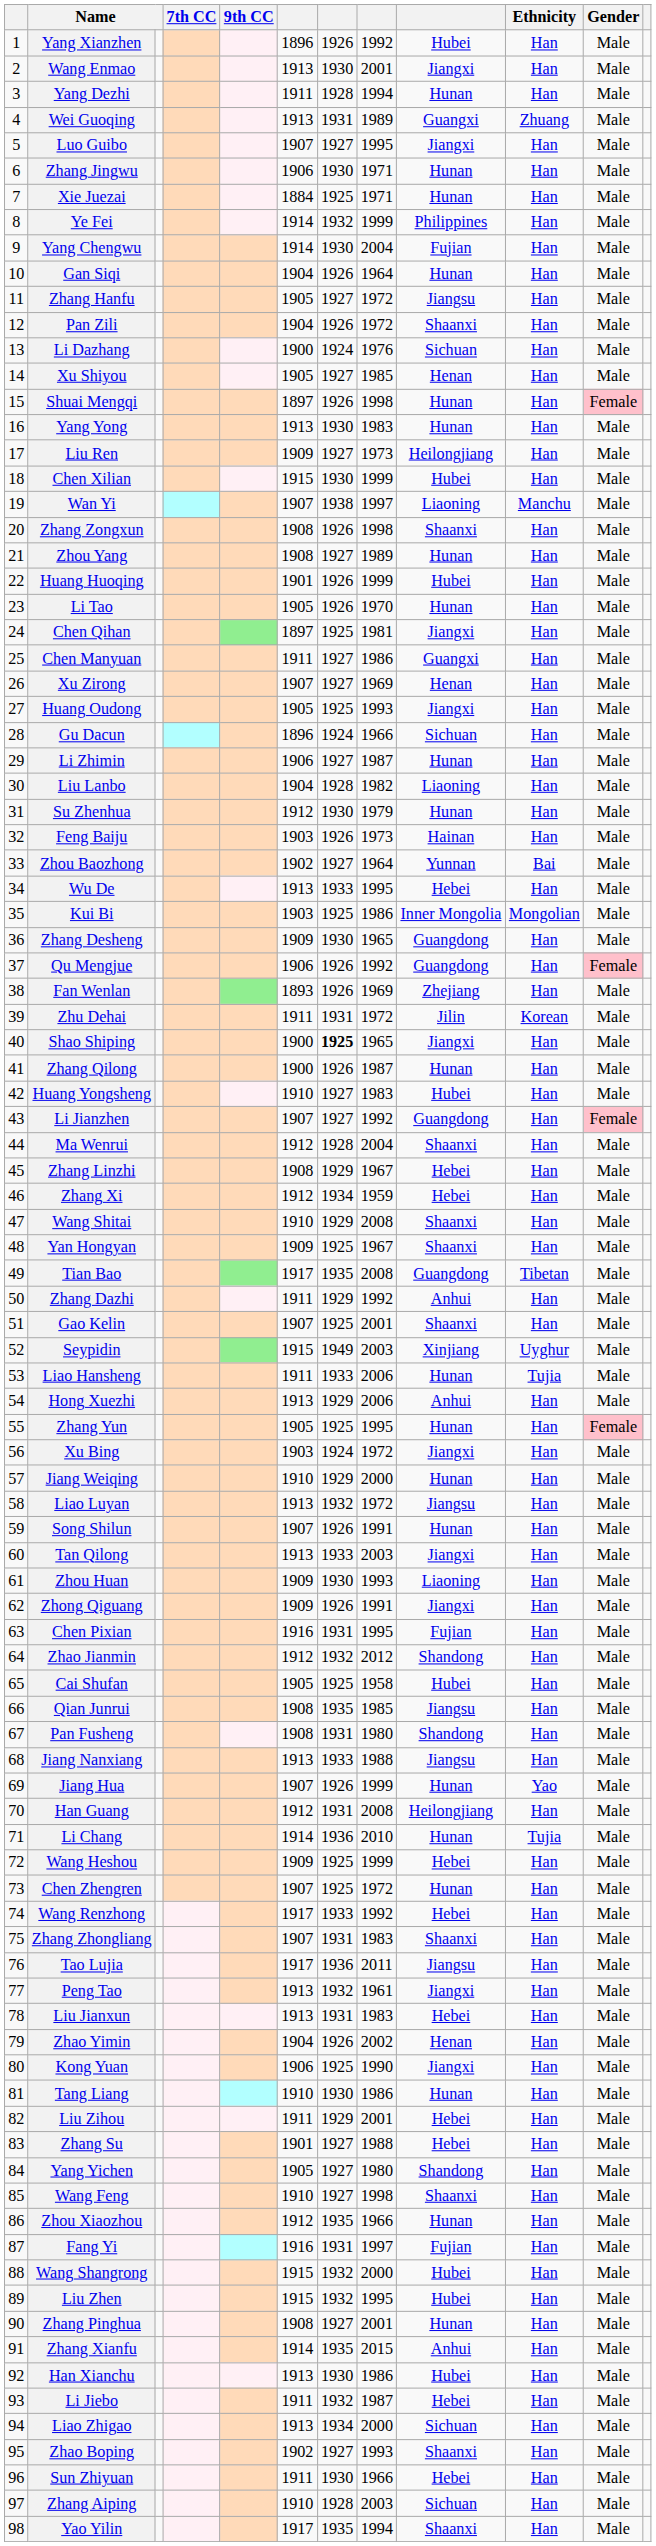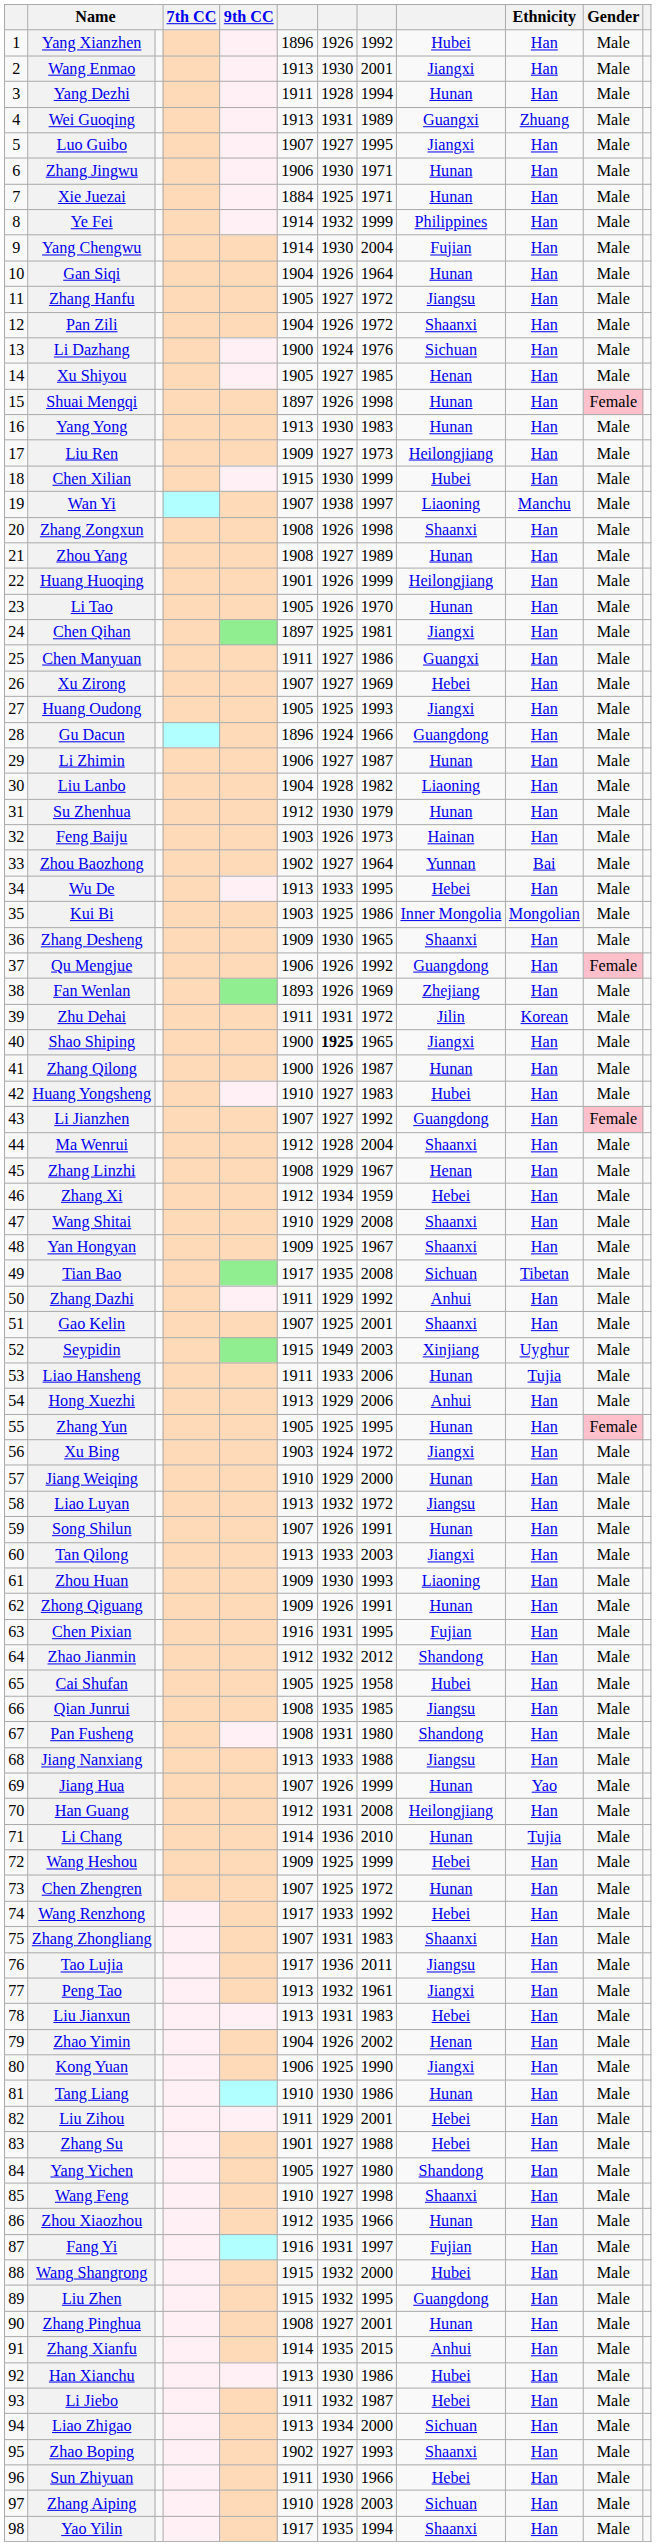(451, 581) Hubei -> (451, 581) Heilongjiang
(451, 683) Henan -> (451, 683) Hebei
(451, 734) Sichuan -> (451, 734) Guangdong
(451, 939) Guangdong -> (451, 939) Shaanxi
(451, 1170) Hebei -> (451, 1170) Henan
(451, 1273) Guangdong -> (451, 1273) Sichuan
(451, 1606) Jiangxi -> (451, 1606) Hunan
(451, 2298) Hubei -> (451, 2298) Guangdong
